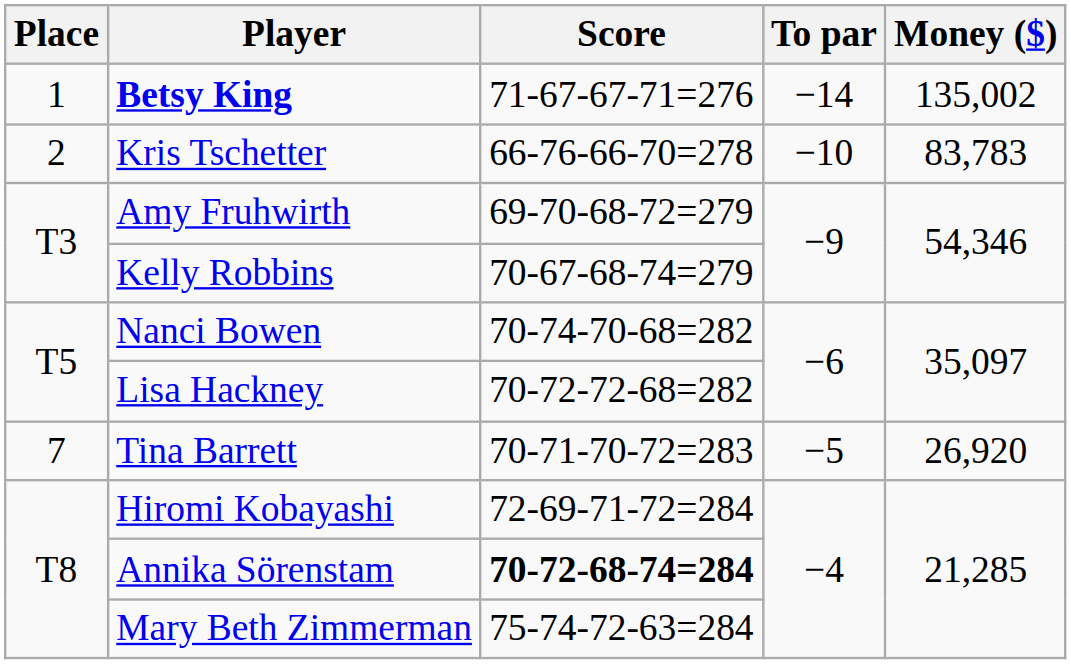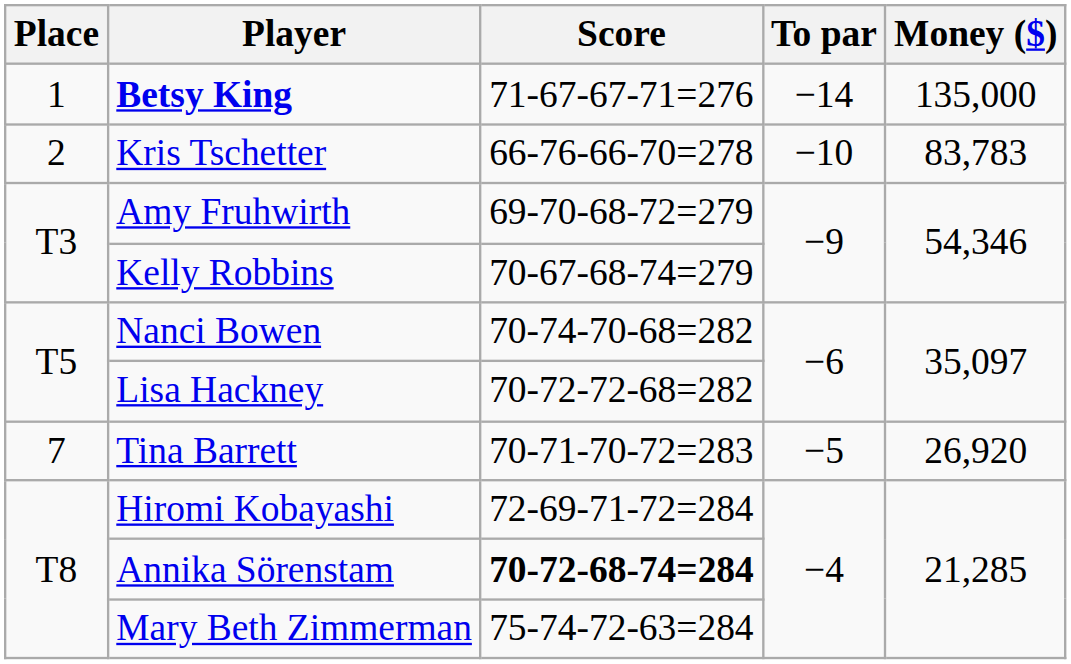(976, 93) 135,002 -> (976, 93) 135,000
